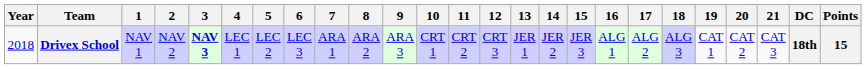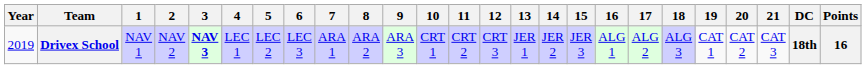(21, 44) 2018 -> (21, 44) 2019
(841, 44) 15 -> (841, 44) 16
